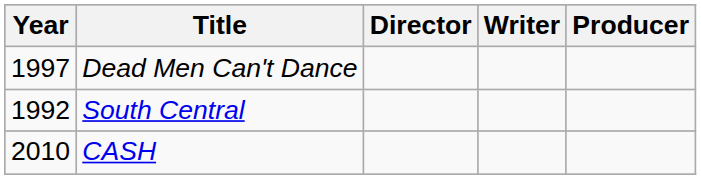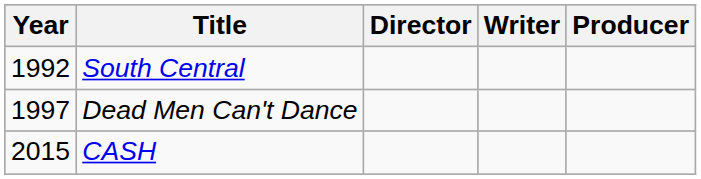rows swapped: (163, 109) <-> (220, 67)
(40, 151) 2010 -> (40, 151) 2015
